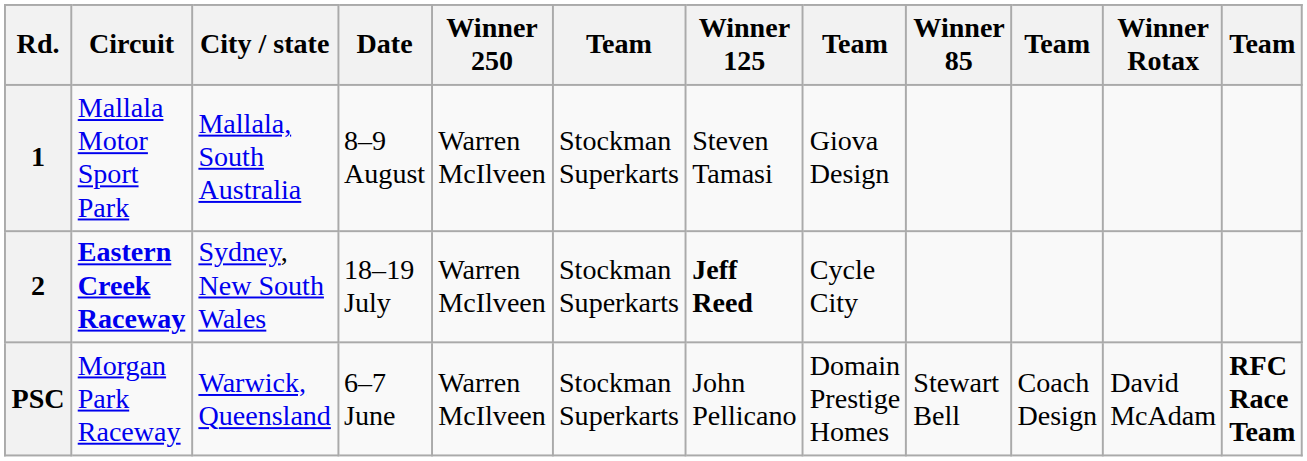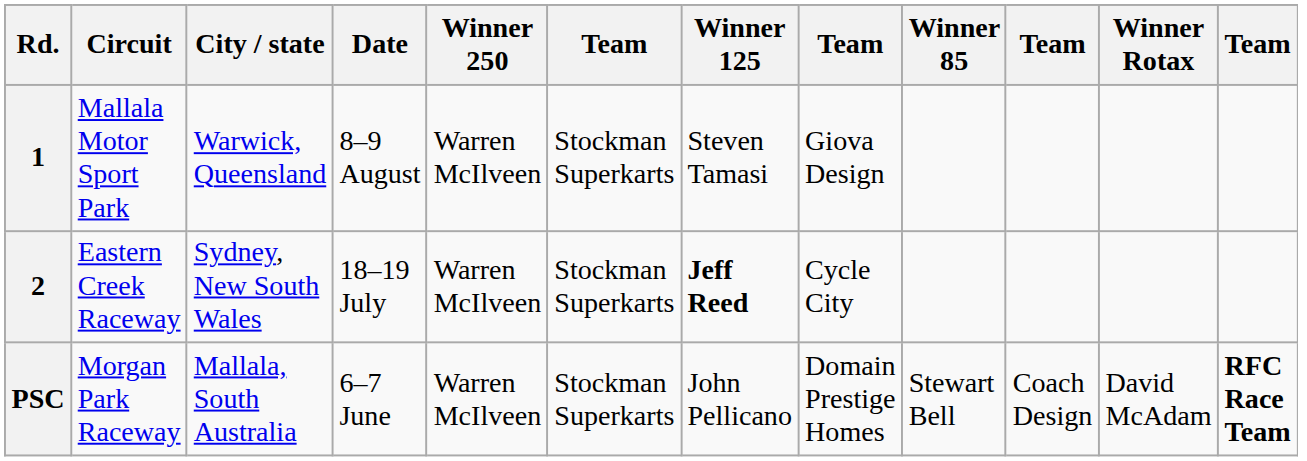(250, 157) Mallala, South Australia -> (260, 157) Warwick, Queensland
(132, 286) bold -> (129, 286) normal
(265, 399) Warwick, Queensland -> (245, 399) Mallala, South Australia
